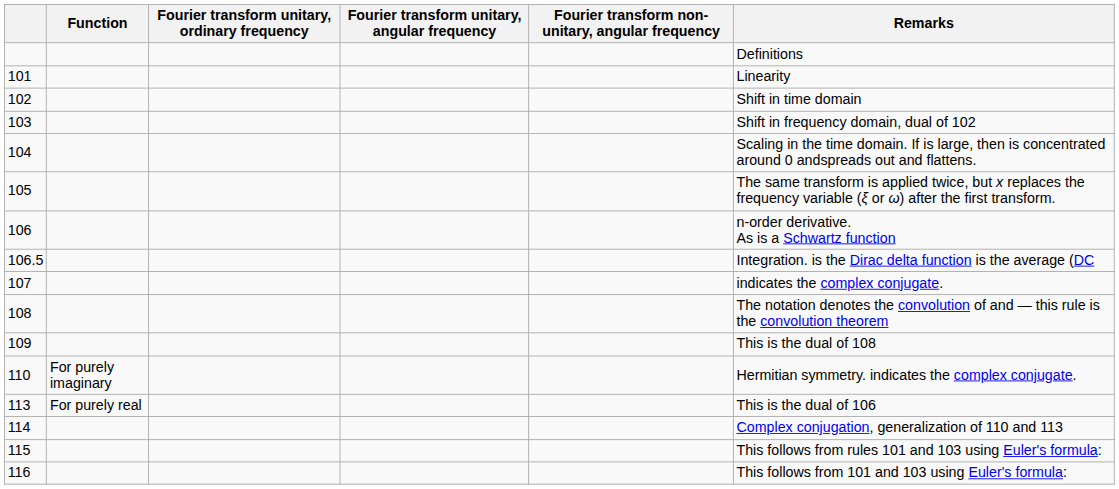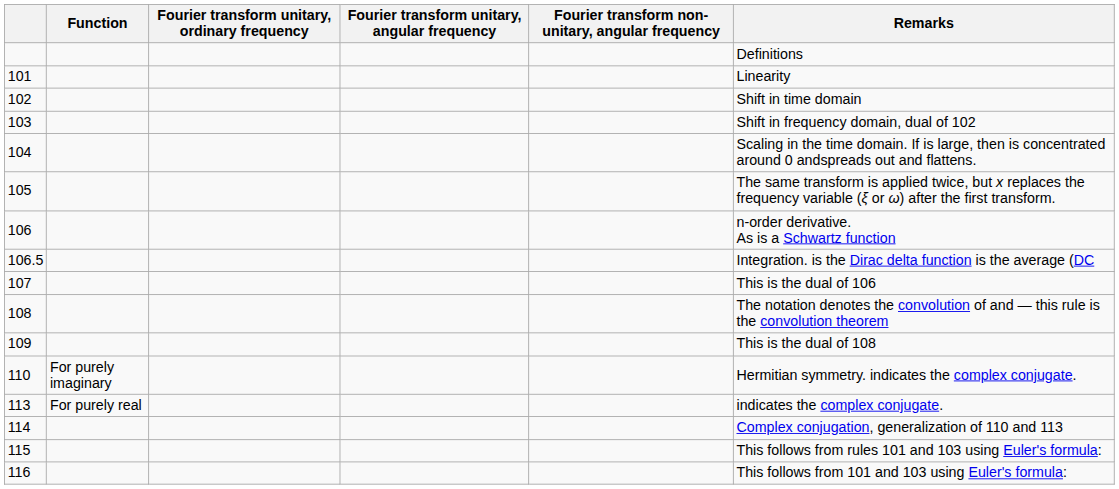(840, 283) indicates the complex conjugate. -> (806, 283) This is the dual of 106
(806, 405) This is the dual of 106 -> (840, 405) indicates the complex conjugate.
